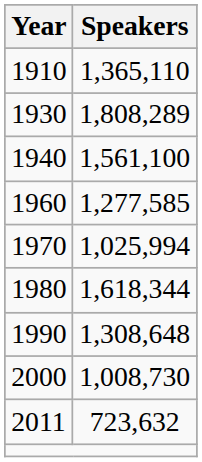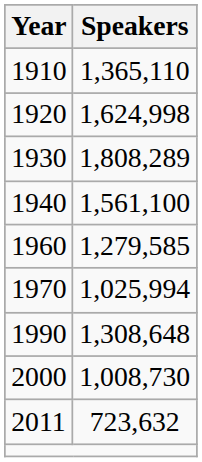+ row: (39, 114)
(135, 202) 1,277,585 -> (135, 245) 1,279,585
- row: (39, 289)
